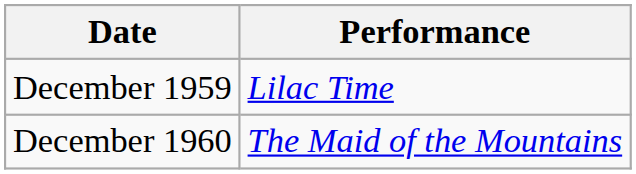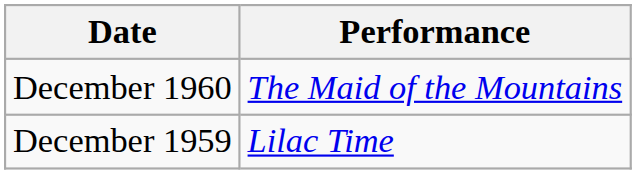rows swapped: (122, 86) <-> (122, 140)
